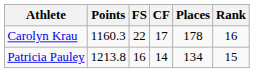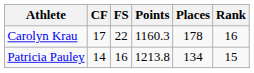columns swapped: (161, 15) <-> (108, 15)
